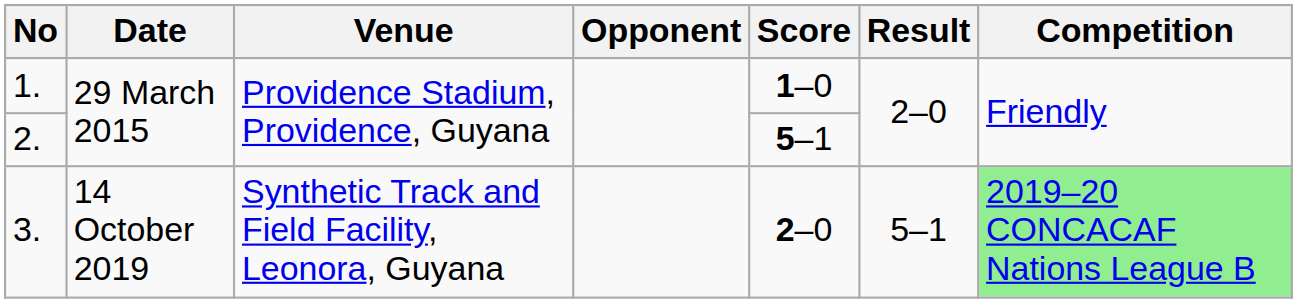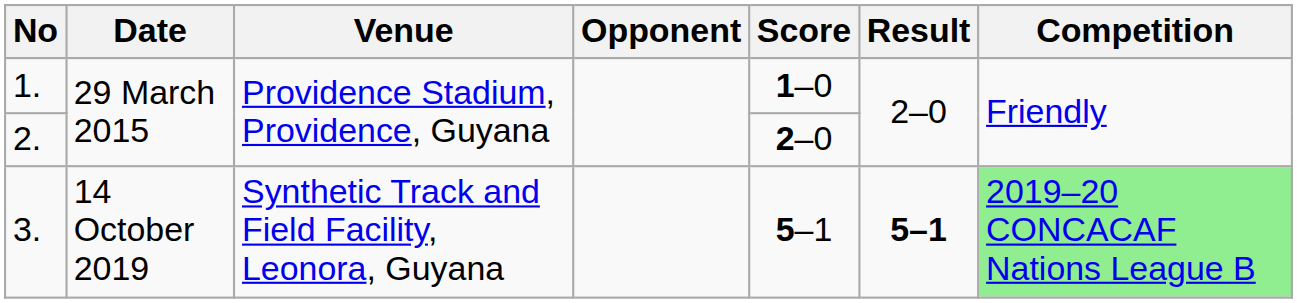(804, 138) 5–1 -> (804, 138) 2–0
(804, 230) 2–0 -> (804, 230) 5–1
(919, 230) normal -> (919, 230) bold
